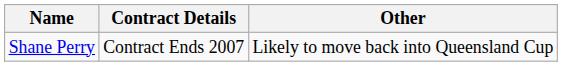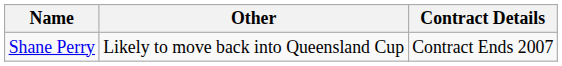columns swapped: (174, 18) <-> (403, 18)
